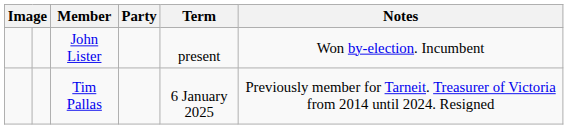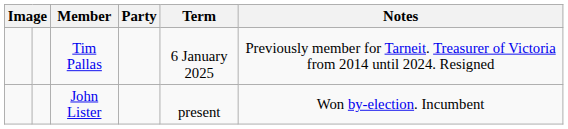rows swapped: (84, 95) <-> (84, 47)
